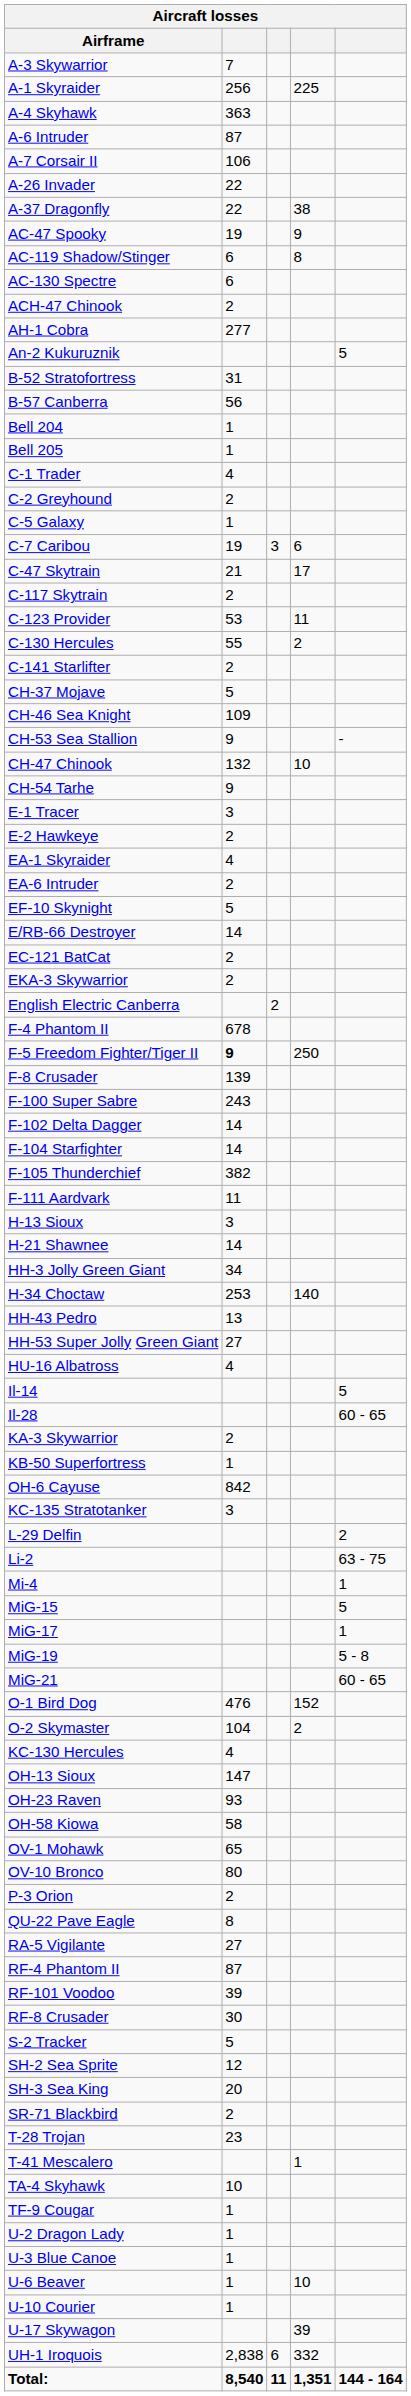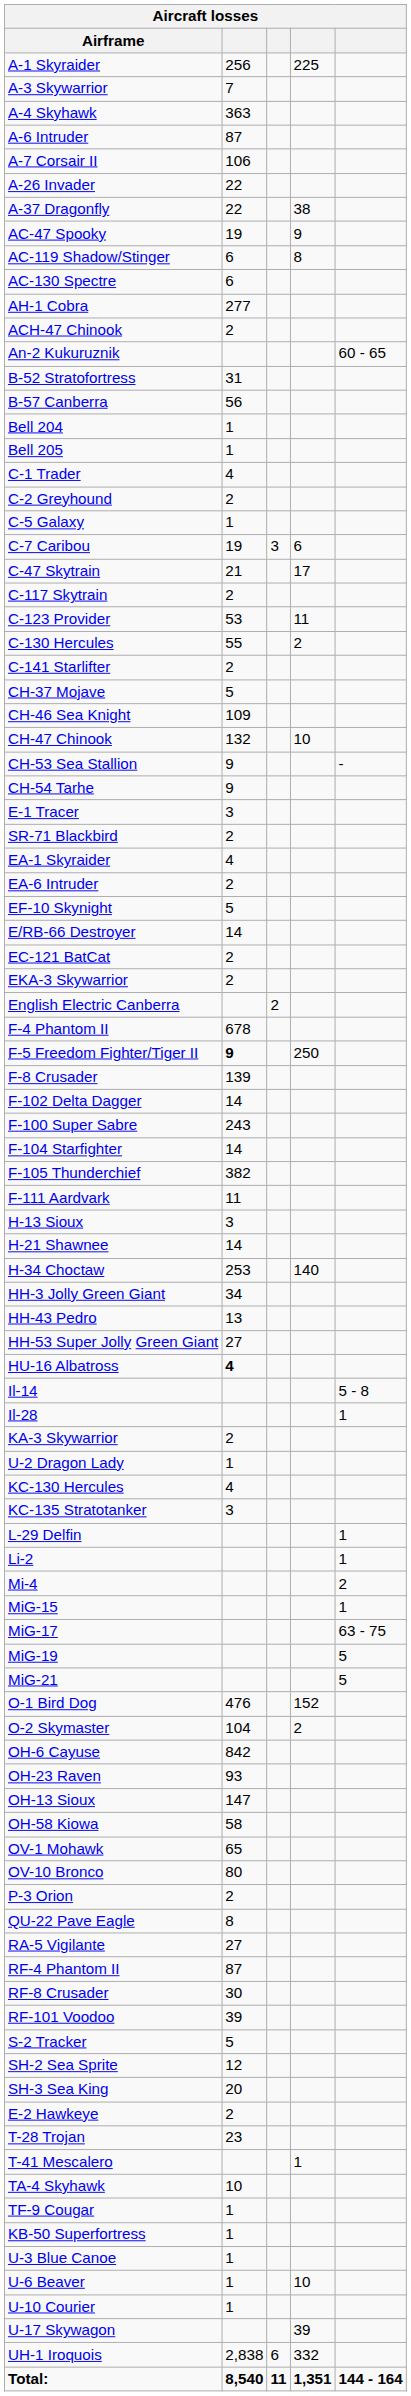rows swapped: (54, 88) <-> (58, 64)
rows swapped: (65, 305) <-> (48, 329)
(343, 354) 5 -> (362, 354) 60 - 65
rows swapped: (60, 763) <-> (73, 739)
rows swapped: (53, 836) <-> (63, 2113)
rows swapped: (73, 1101) <-> (75, 1125)
rows swapped: (56, 1294) <-> (87, 1270)
(230, 1366) normal -> (230, 1366) bold
(343, 1390) 5 -> (354, 1390) 5 - 8
(362, 1414) 60 - 65 -> (343, 1414) 1
rows swapped: (77, 1462) <-> (66, 2234)
rows swapped: (66, 1752) <-> (54, 1487)
(343, 1535) 2 -> (343, 1535) 1
(362, 1559) 63 - 75 -> (343, 1559) 1
(343, 1583) 1 -> (343, 1583) 2
(343, 1607) 5 -> (343, 1607) 1
(343, 1631) 1 -> (362, 1631) 63 - 75
(354, 1655) 5 - 8 -> (343, 1655) 5
(362, 1679) 60 - 65 -> (343, 1679) 5
rows swapped: (51, 1776) <-> (54, 1800)
rows swapped: (58, 2017) <-> (61, 1993)
